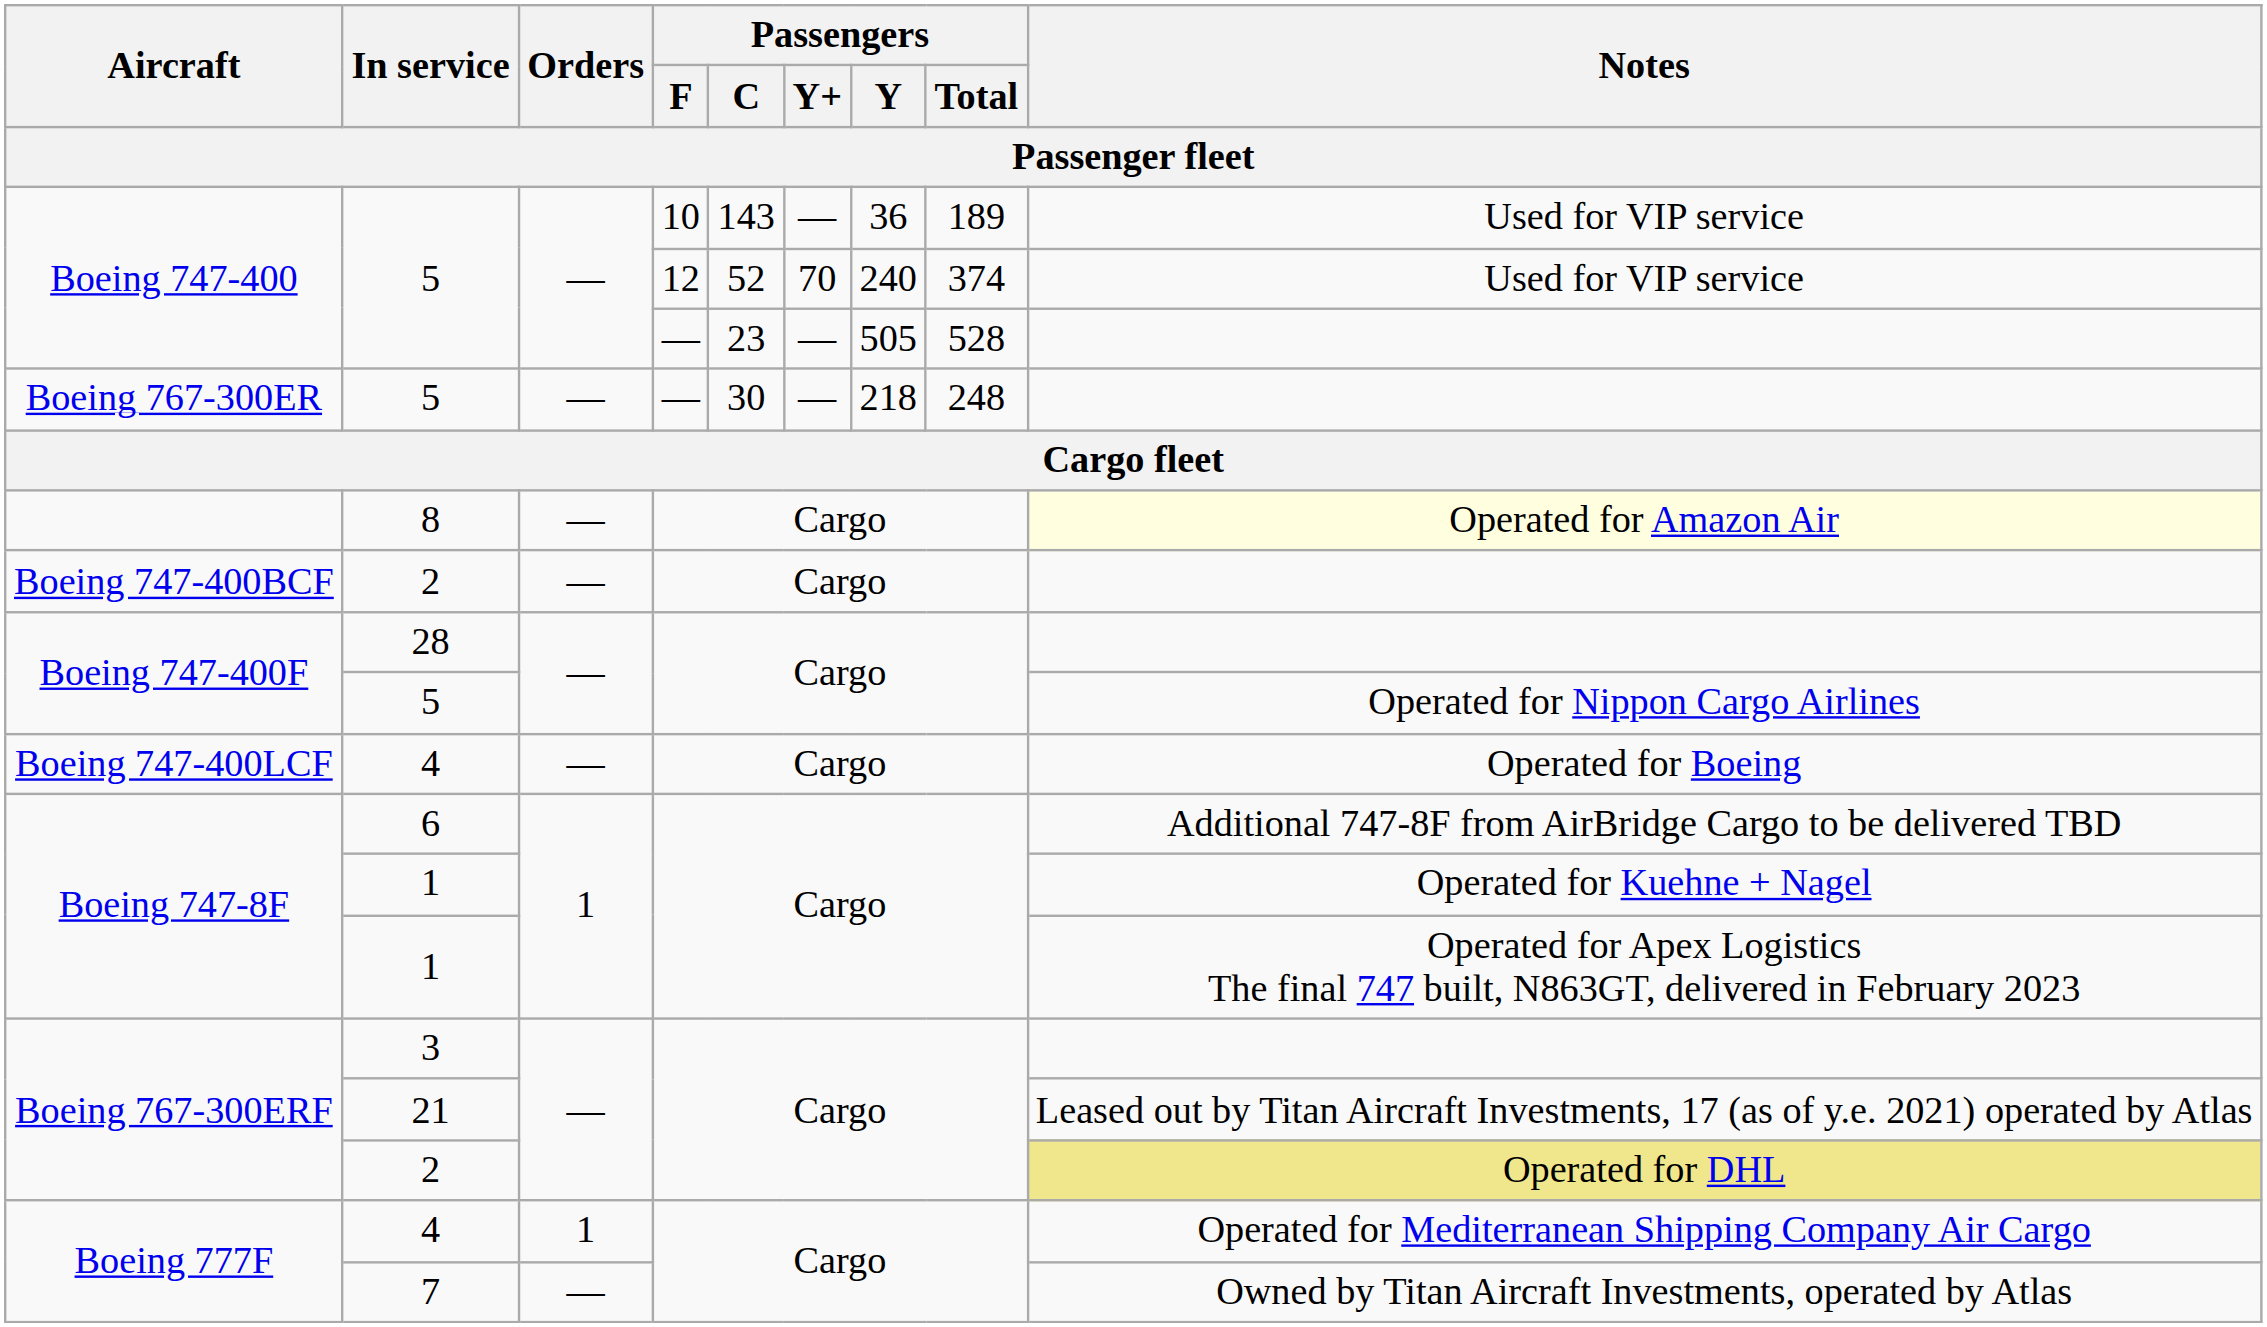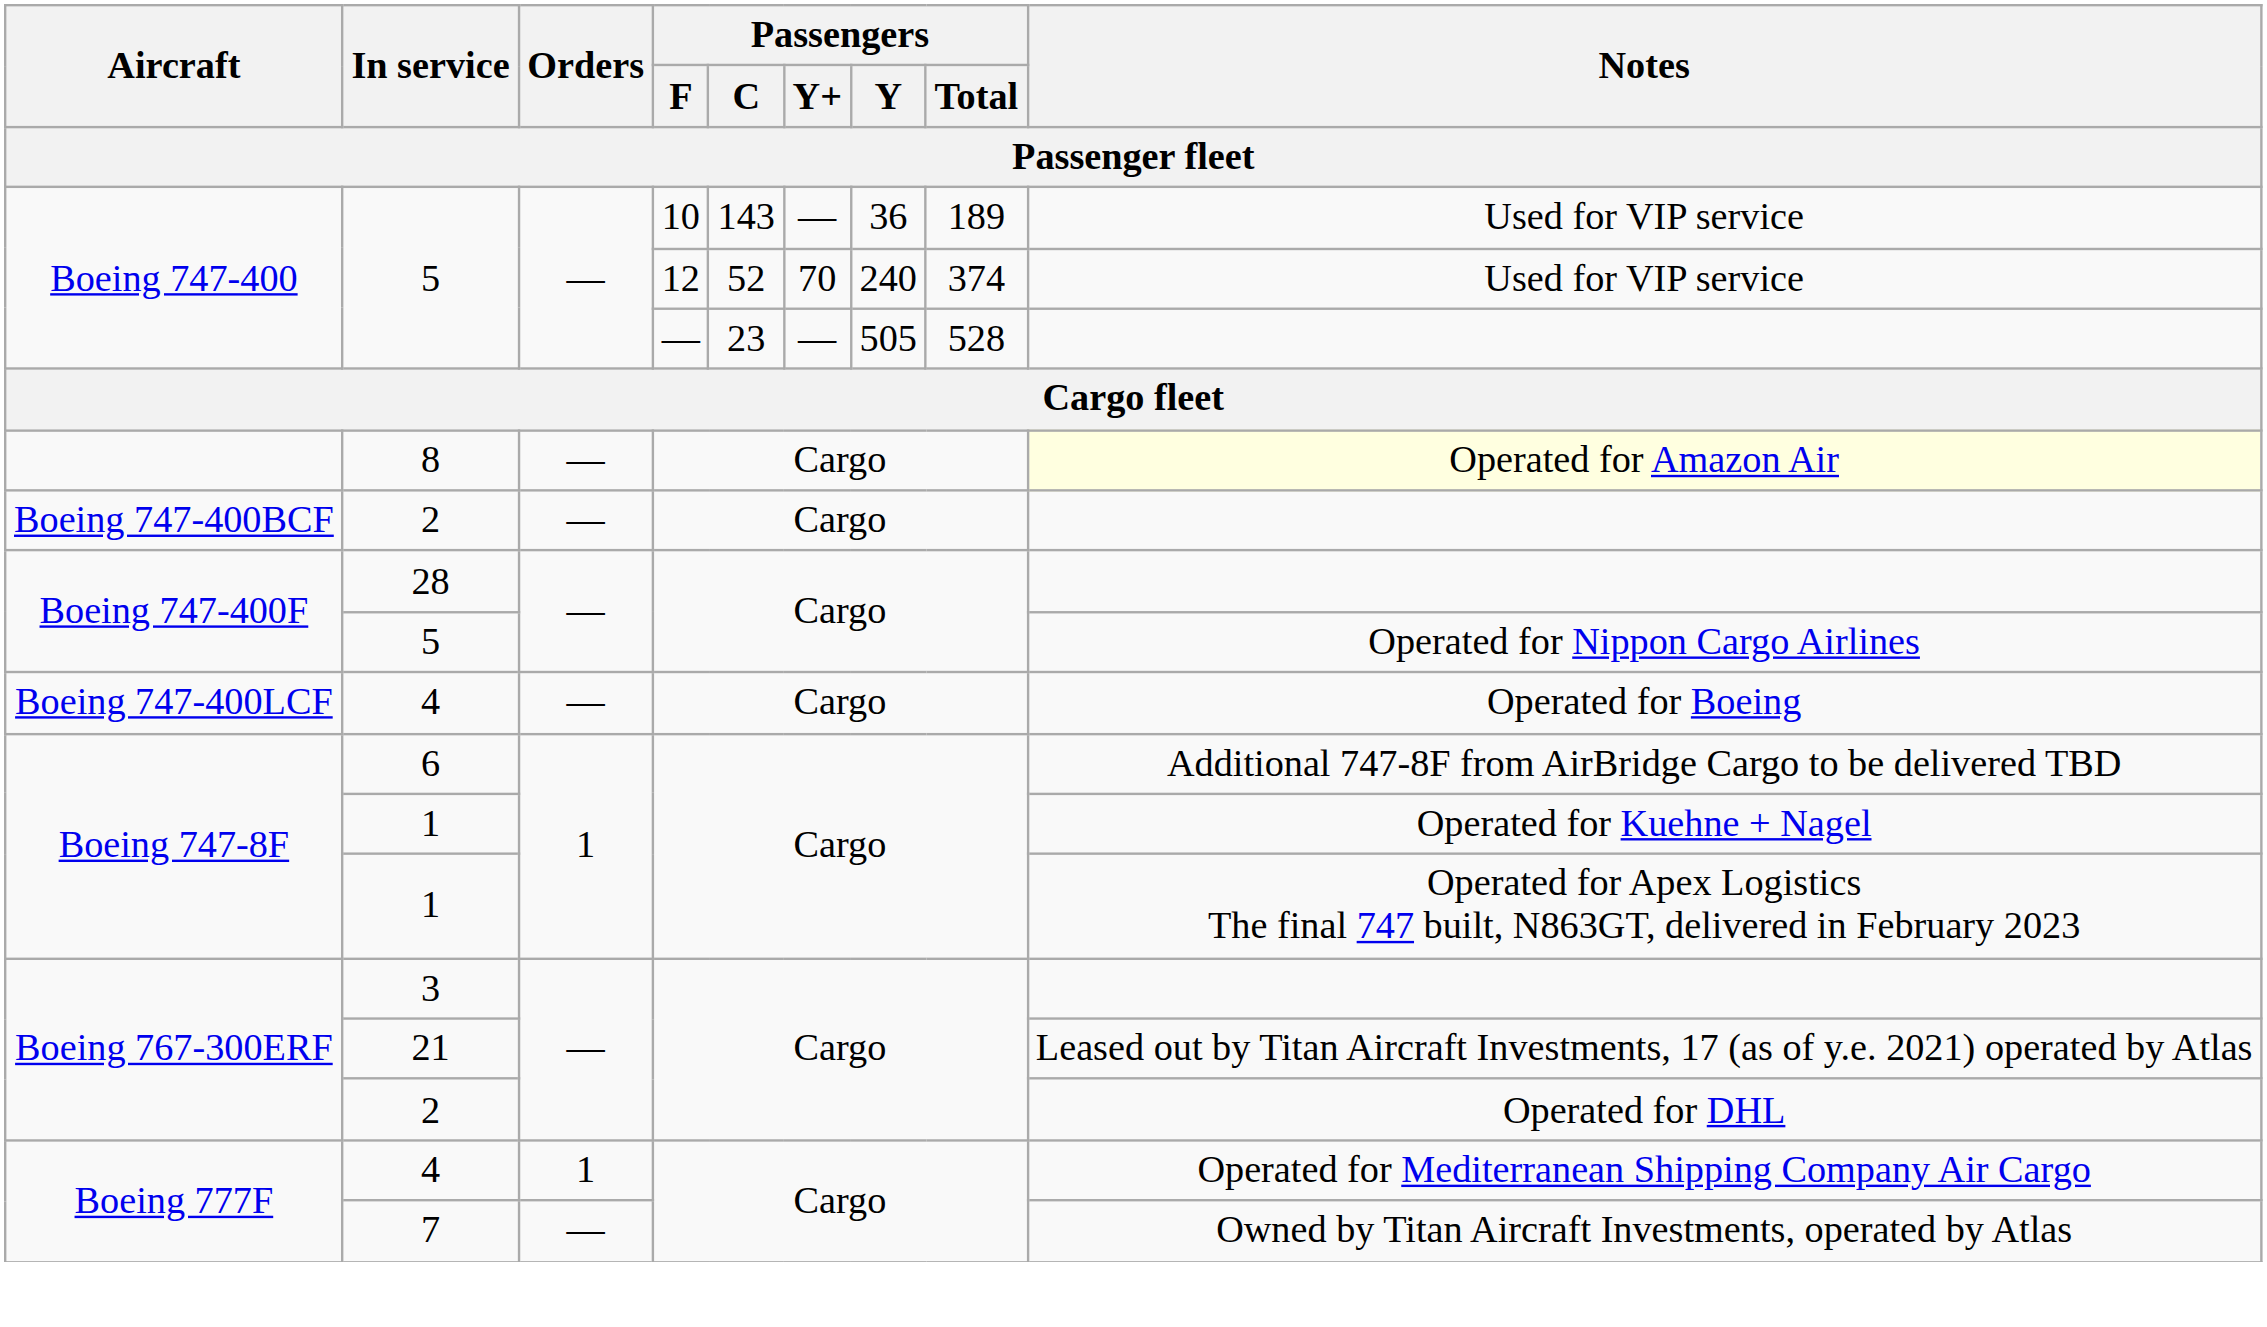- row: (174, 398)
(1644, 1169) khaki background -> (1644, 1108) no background
